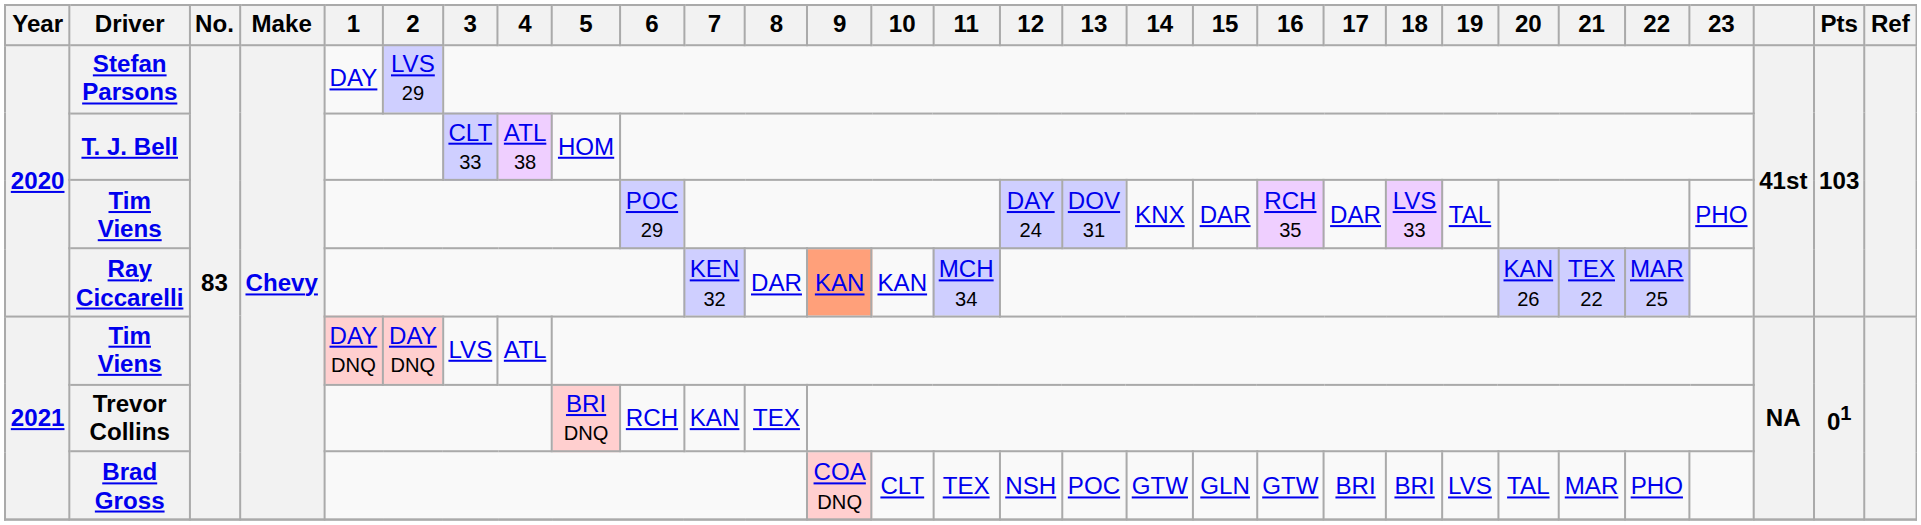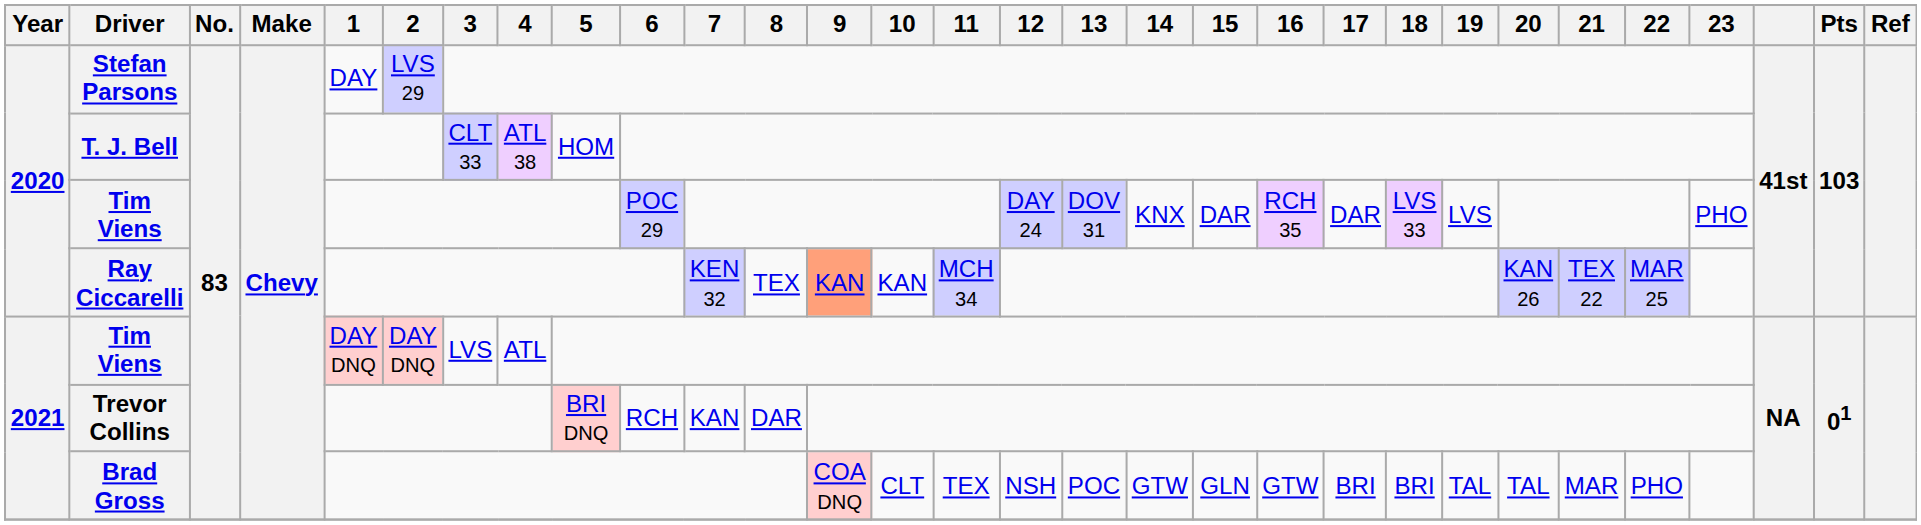(1470, 215) TAL -> (1470, 215) LVS
(776, 282) DAR -> (776, 282) TEX
(776, 418) TEX -> (776, 418) DAR
(1470, 486) LVS -> (1470, 486) TAL
